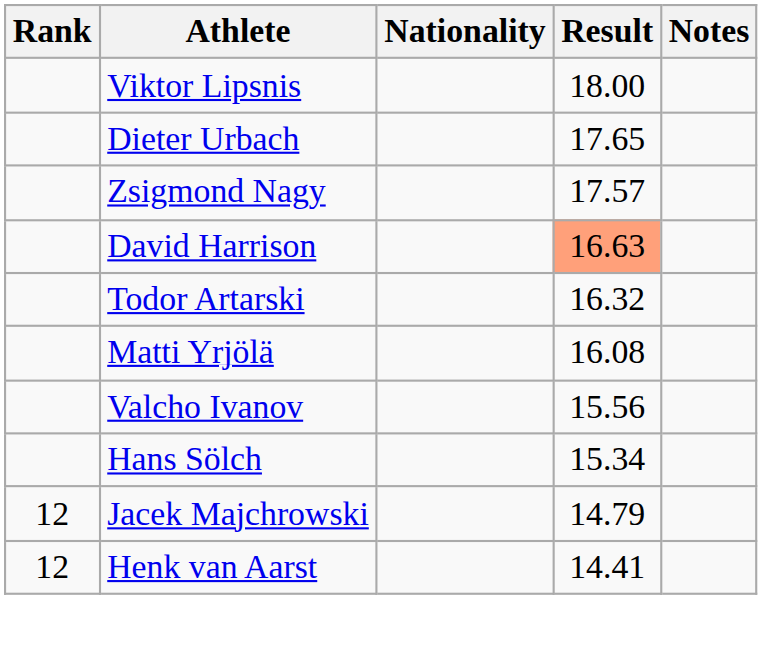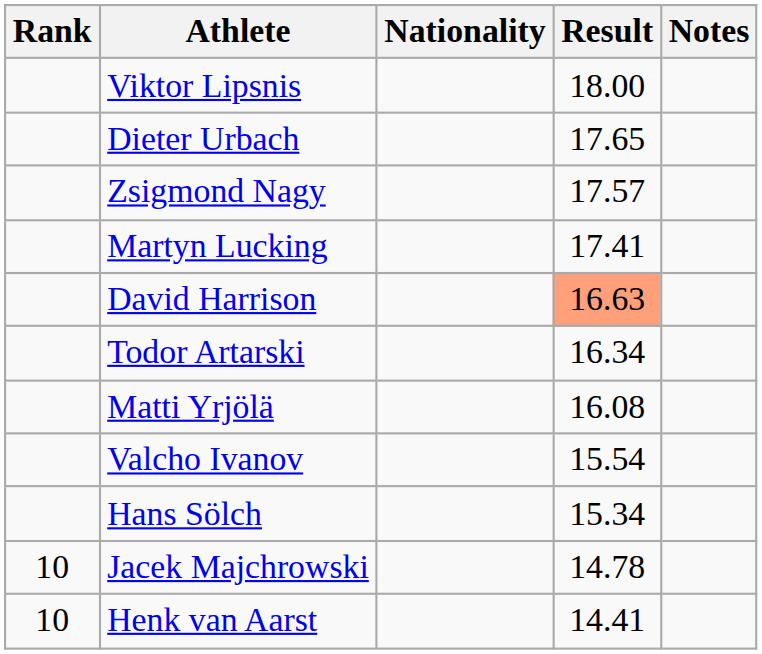+ row: (217, 245)
(607, 298) 16.32 -> (607, 352) 16.34
(607, 406) 15.56 -> (607, 459) 15.54
(52, 513) 12 -> (52, 566) 10
(607, 513) 14.79 -> (607, 566) 14.78
(52, 566) 12 -> (52, 620) 10
